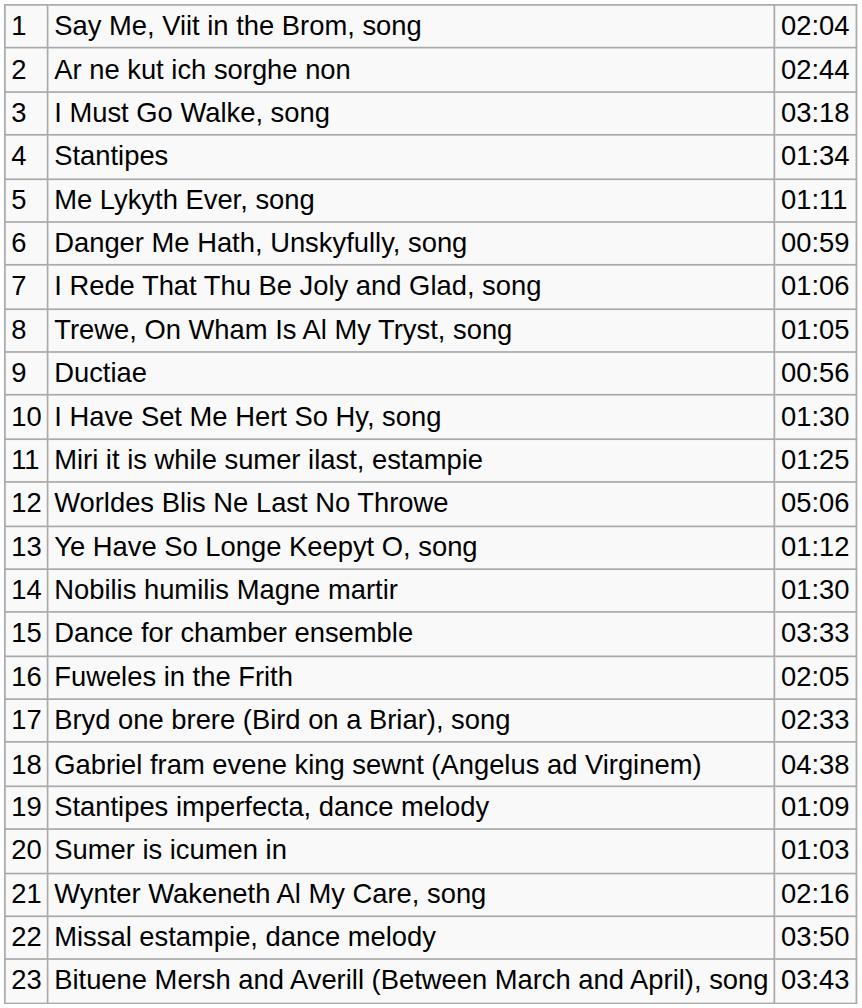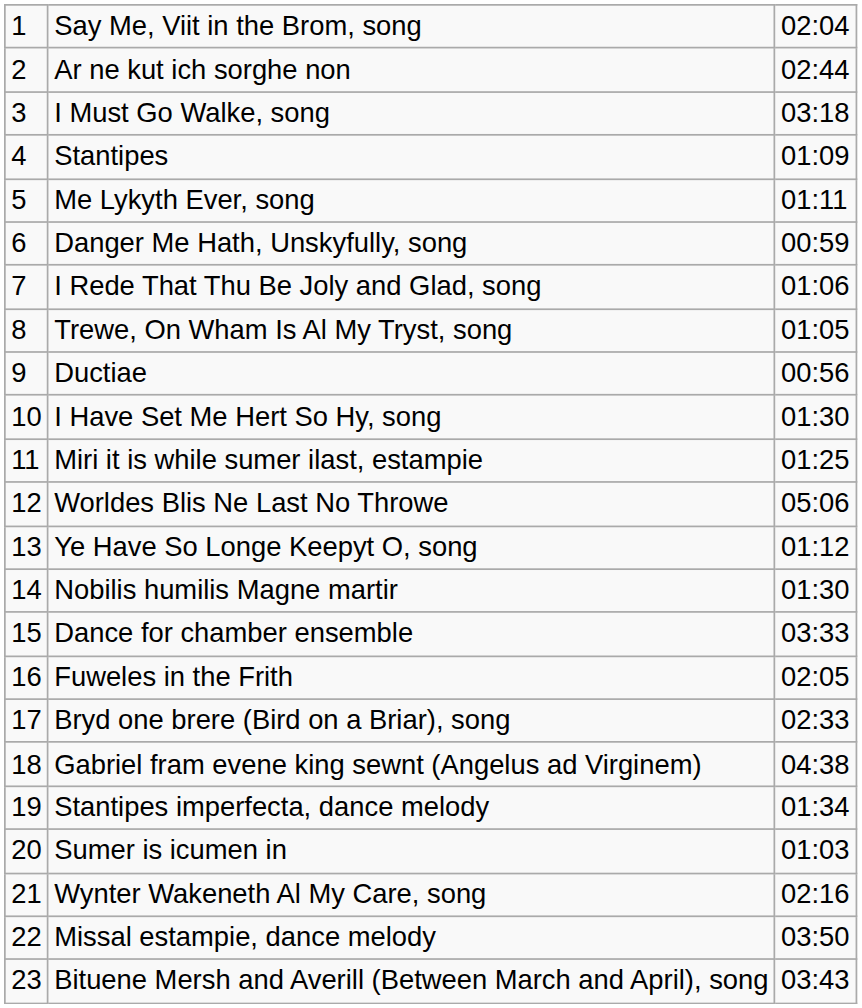(815, 156) 01:34 -> (815, 156) 01:09
(815, 807) 01:09 -> (815, 807) 01:34
